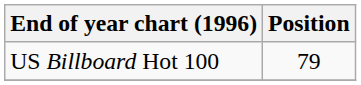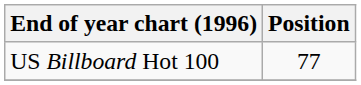(309, 60) 79 -> (309, 60) 77
